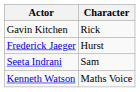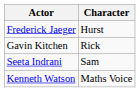rows swapped: (41, 45) <-> (37, 29)
